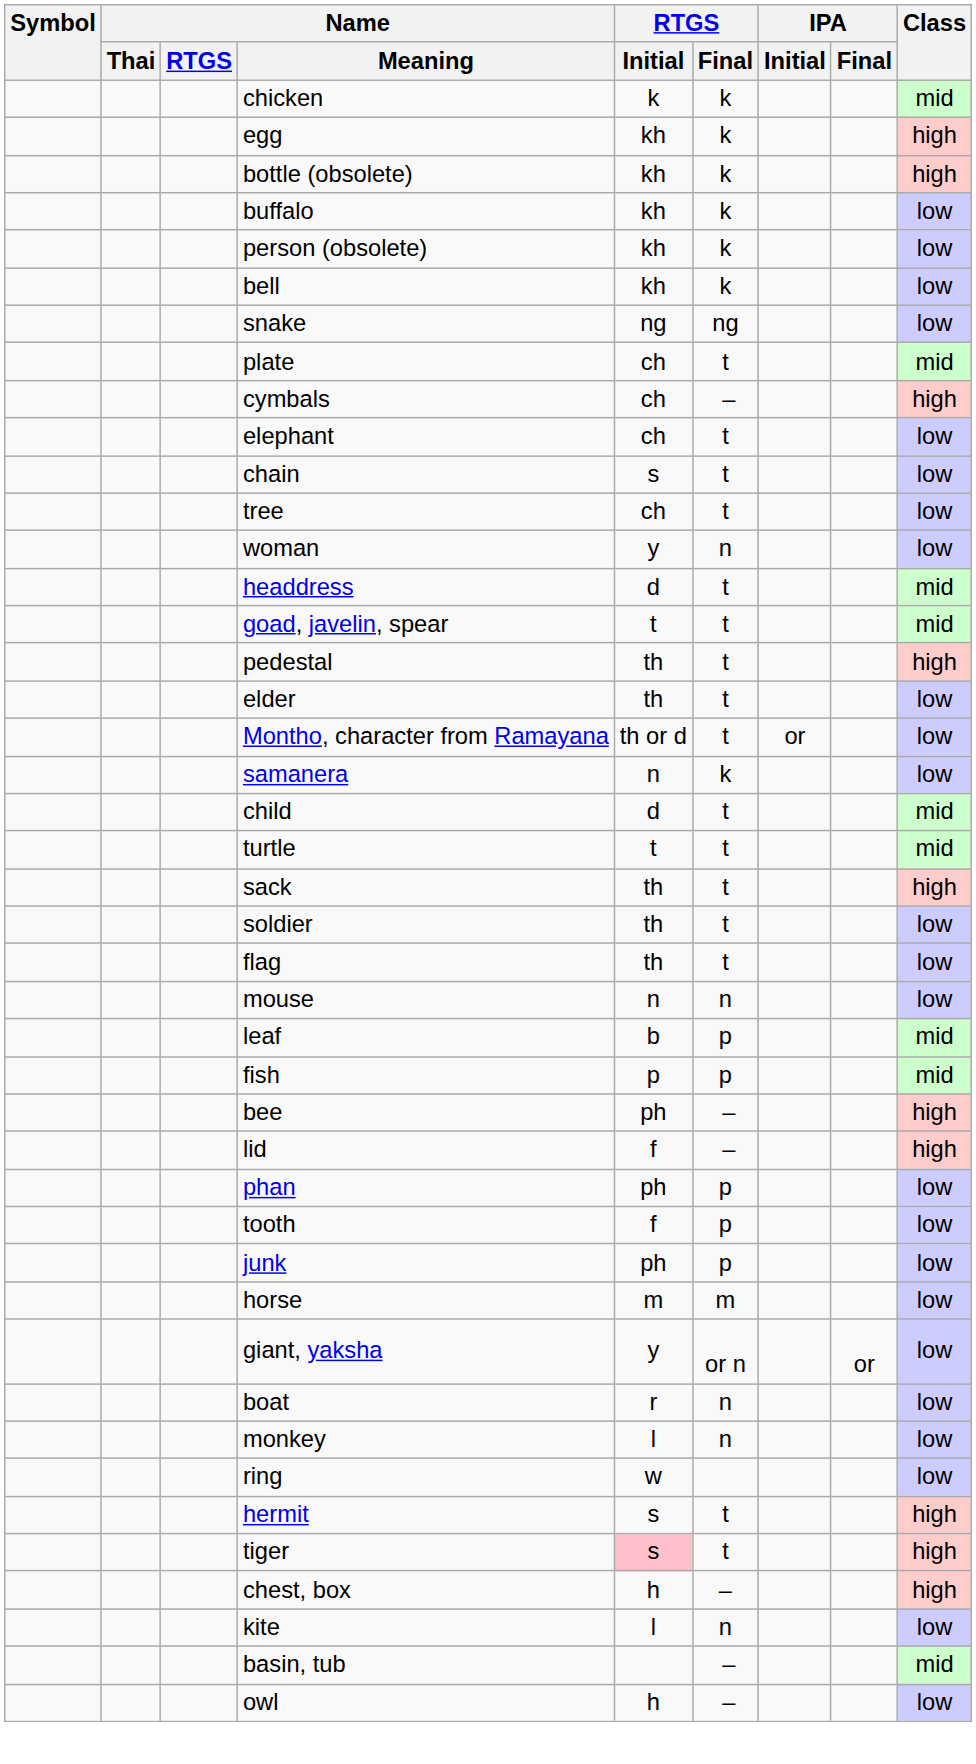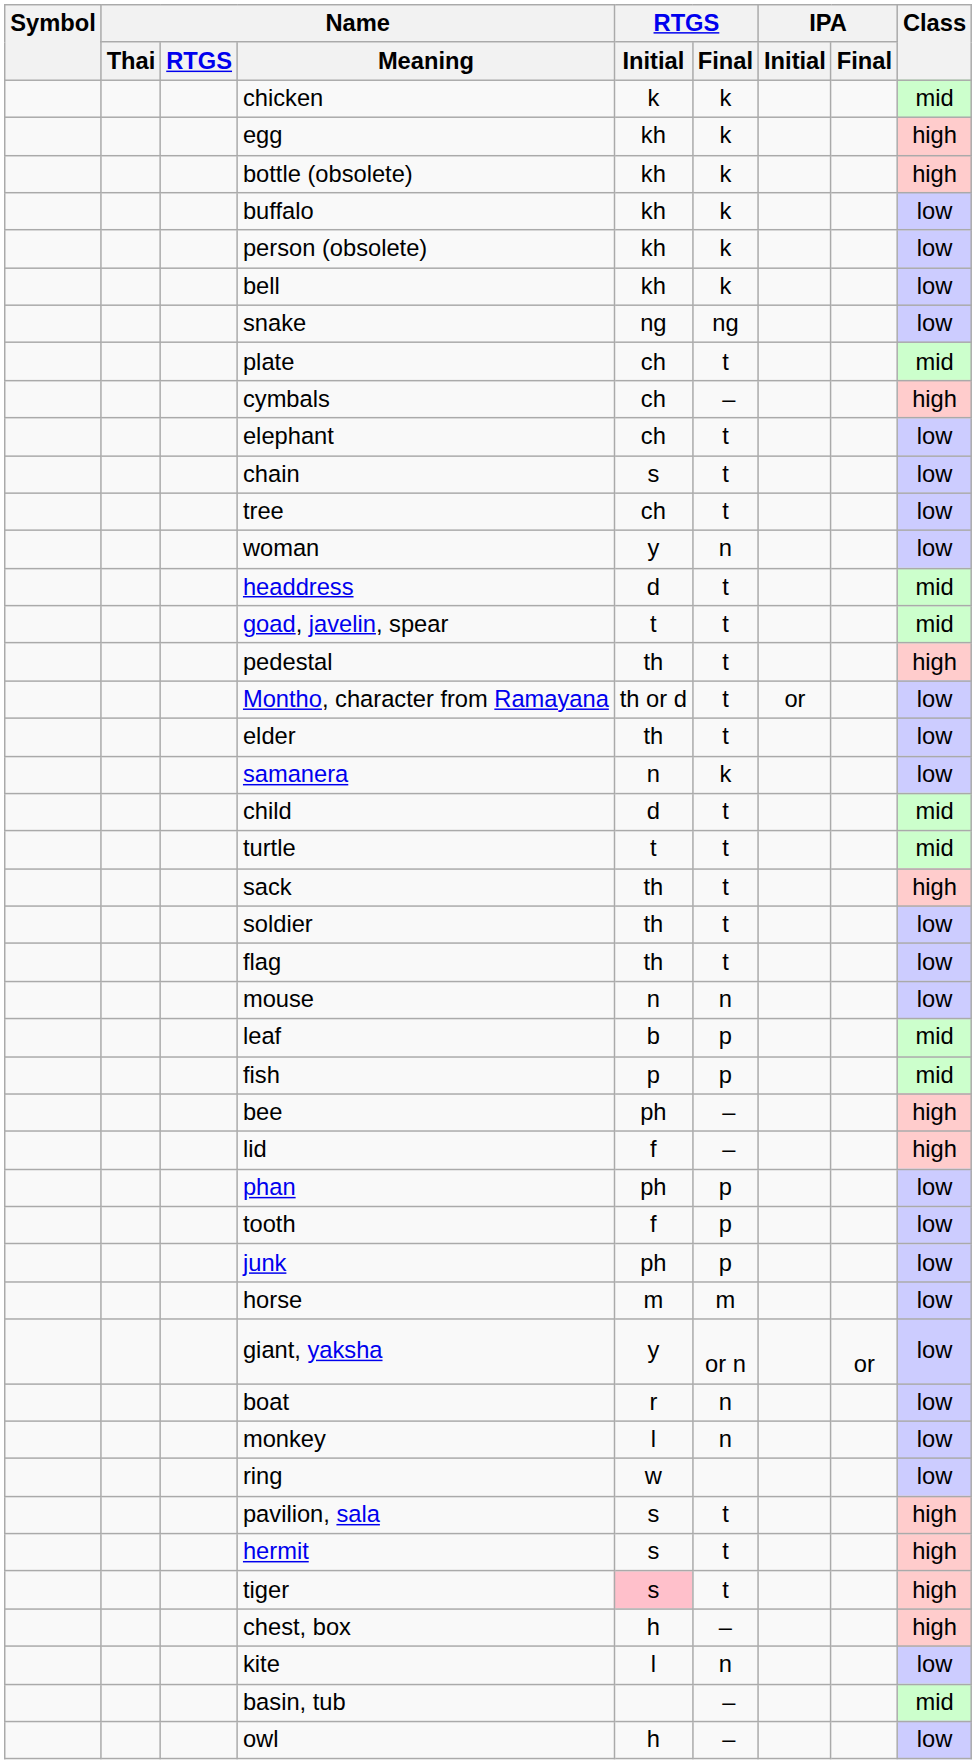rows swapped: (426, 736) <-> (269, 699)
+ row: (311, 1514)
